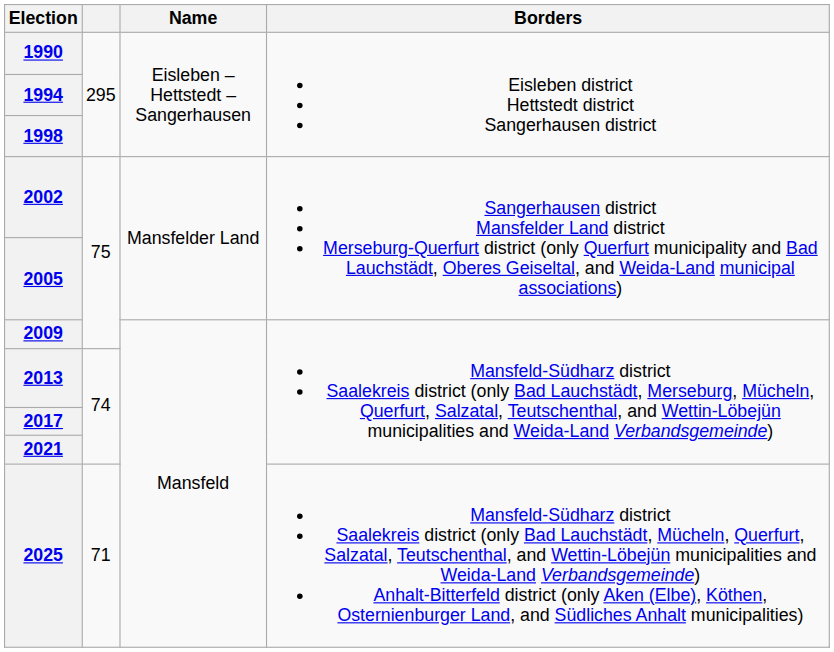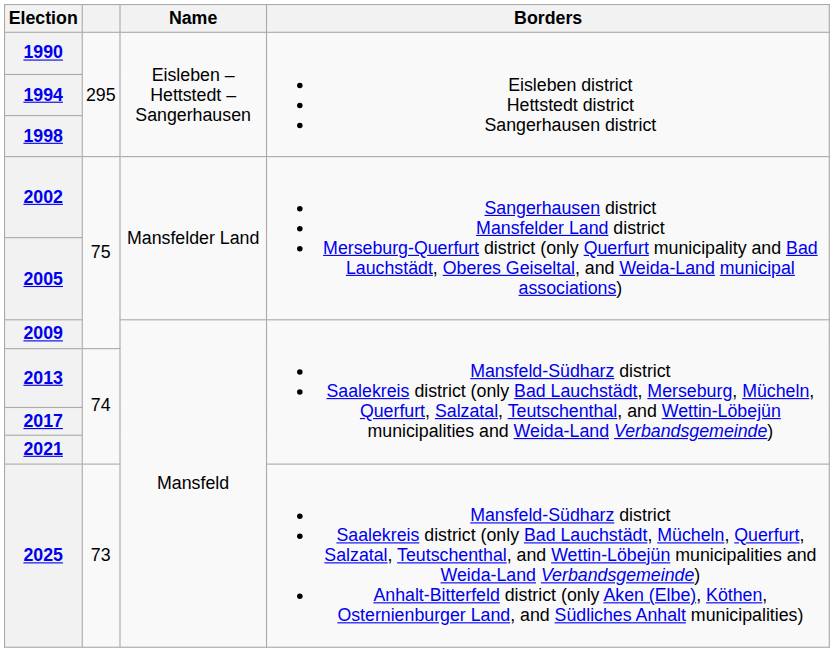(101, 555) 71 -> (101, 555) 73
